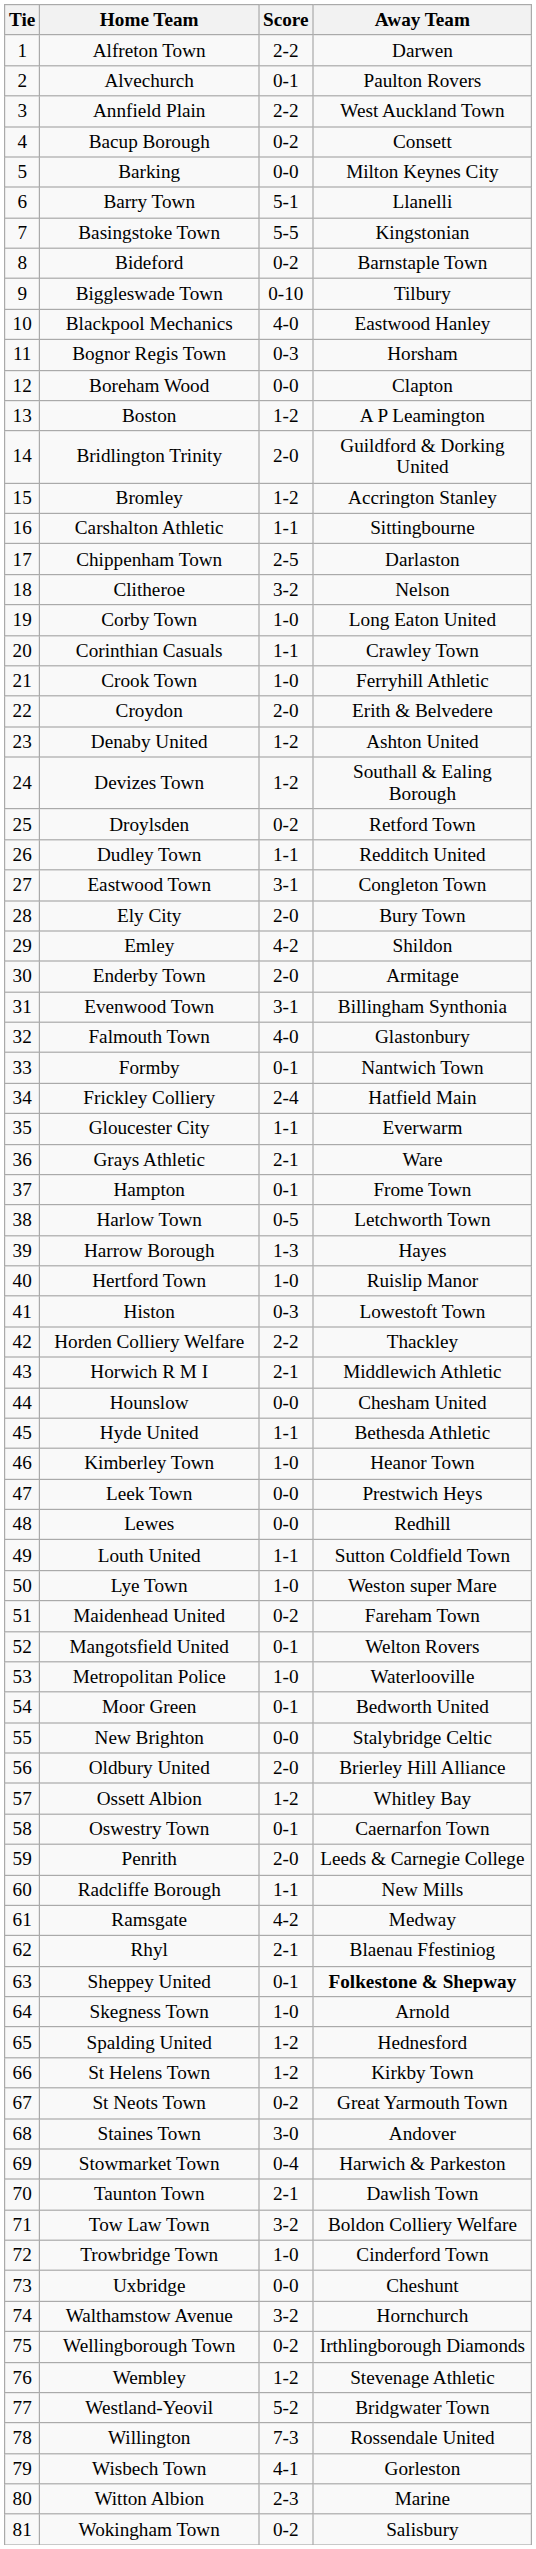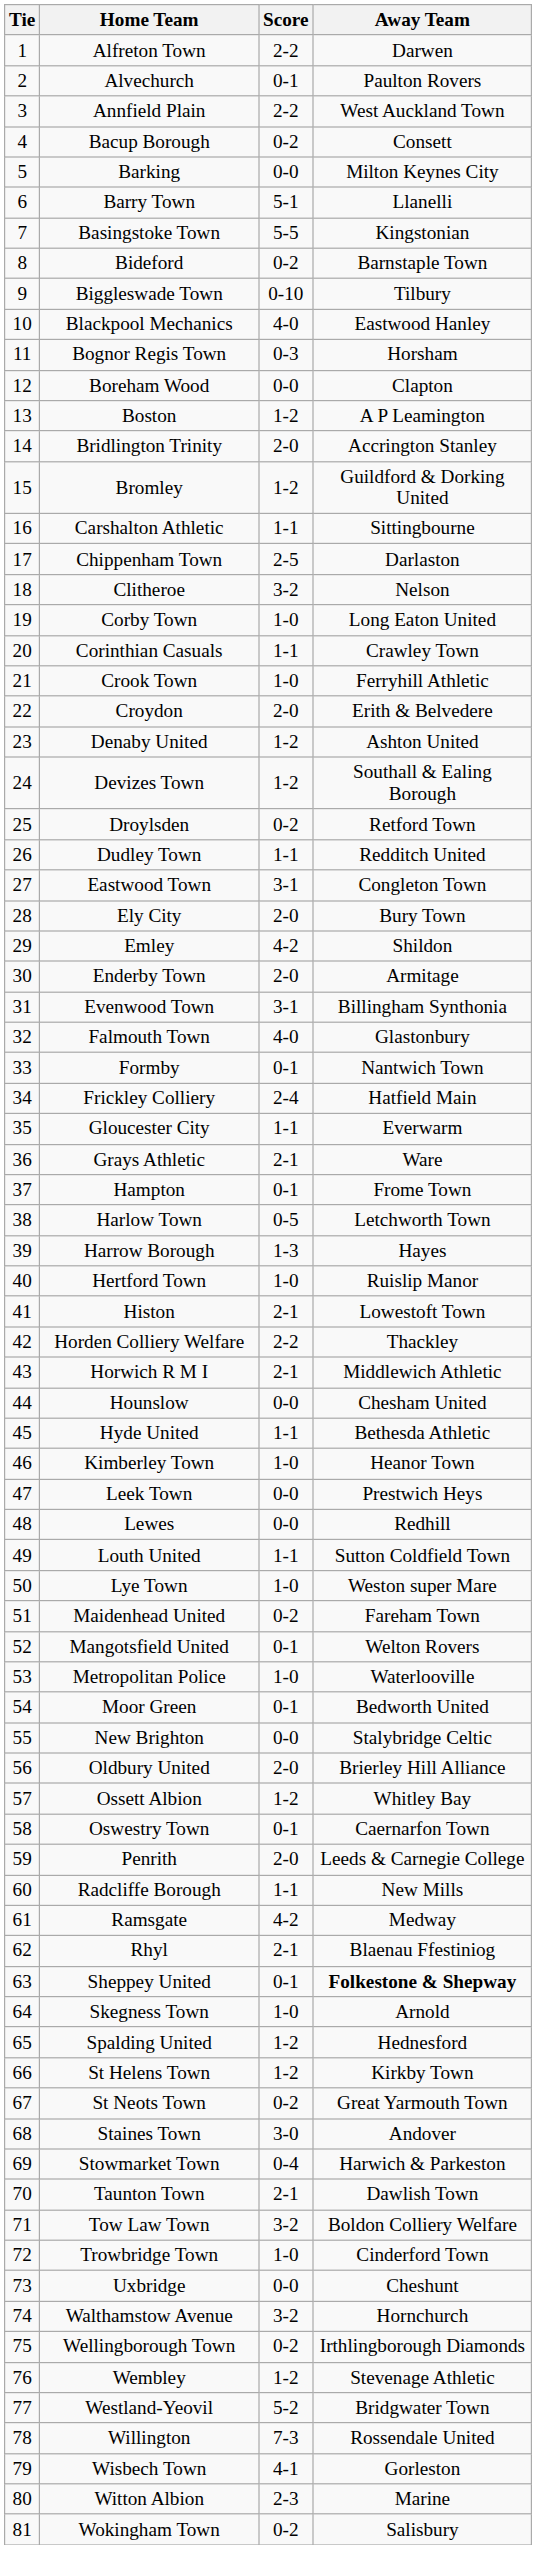(422, 456) Guildford & Dorking United -> (422, 446) Accrington Stanley
(422, 498) Accrington Stanley -> (422, 487) Guildford & Dorking United
(286, 1311) 0-3 -> (286, 1311) 2-1
